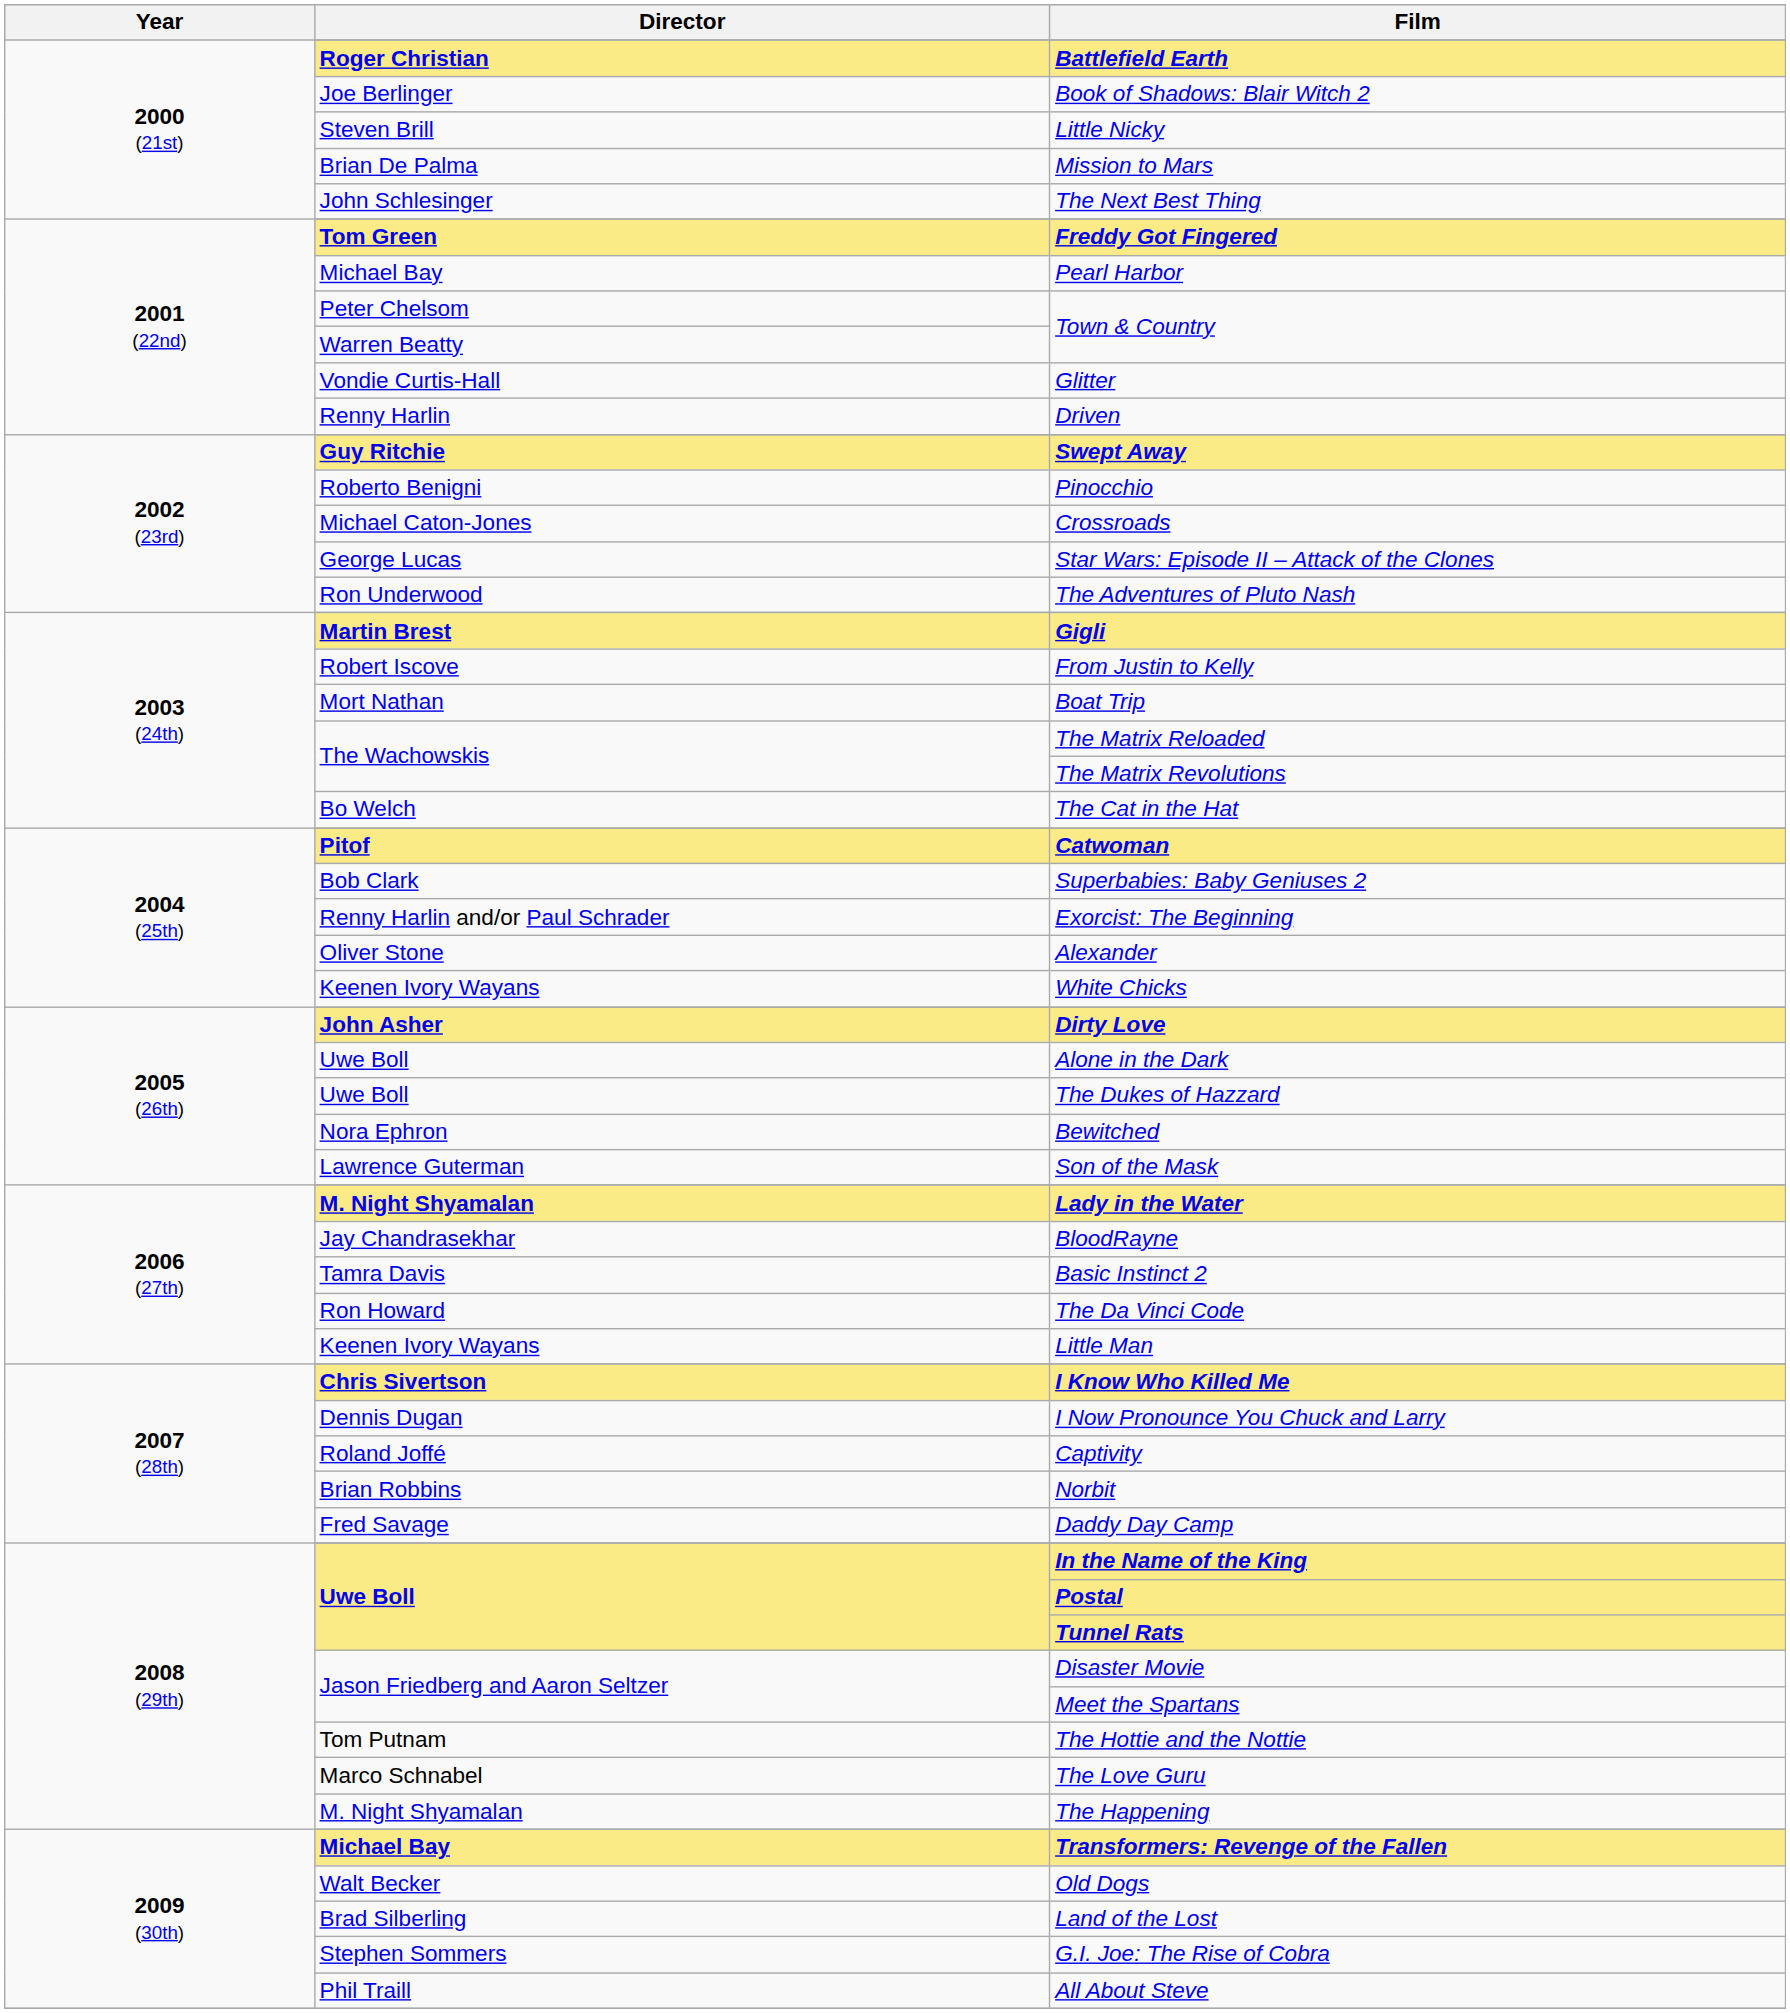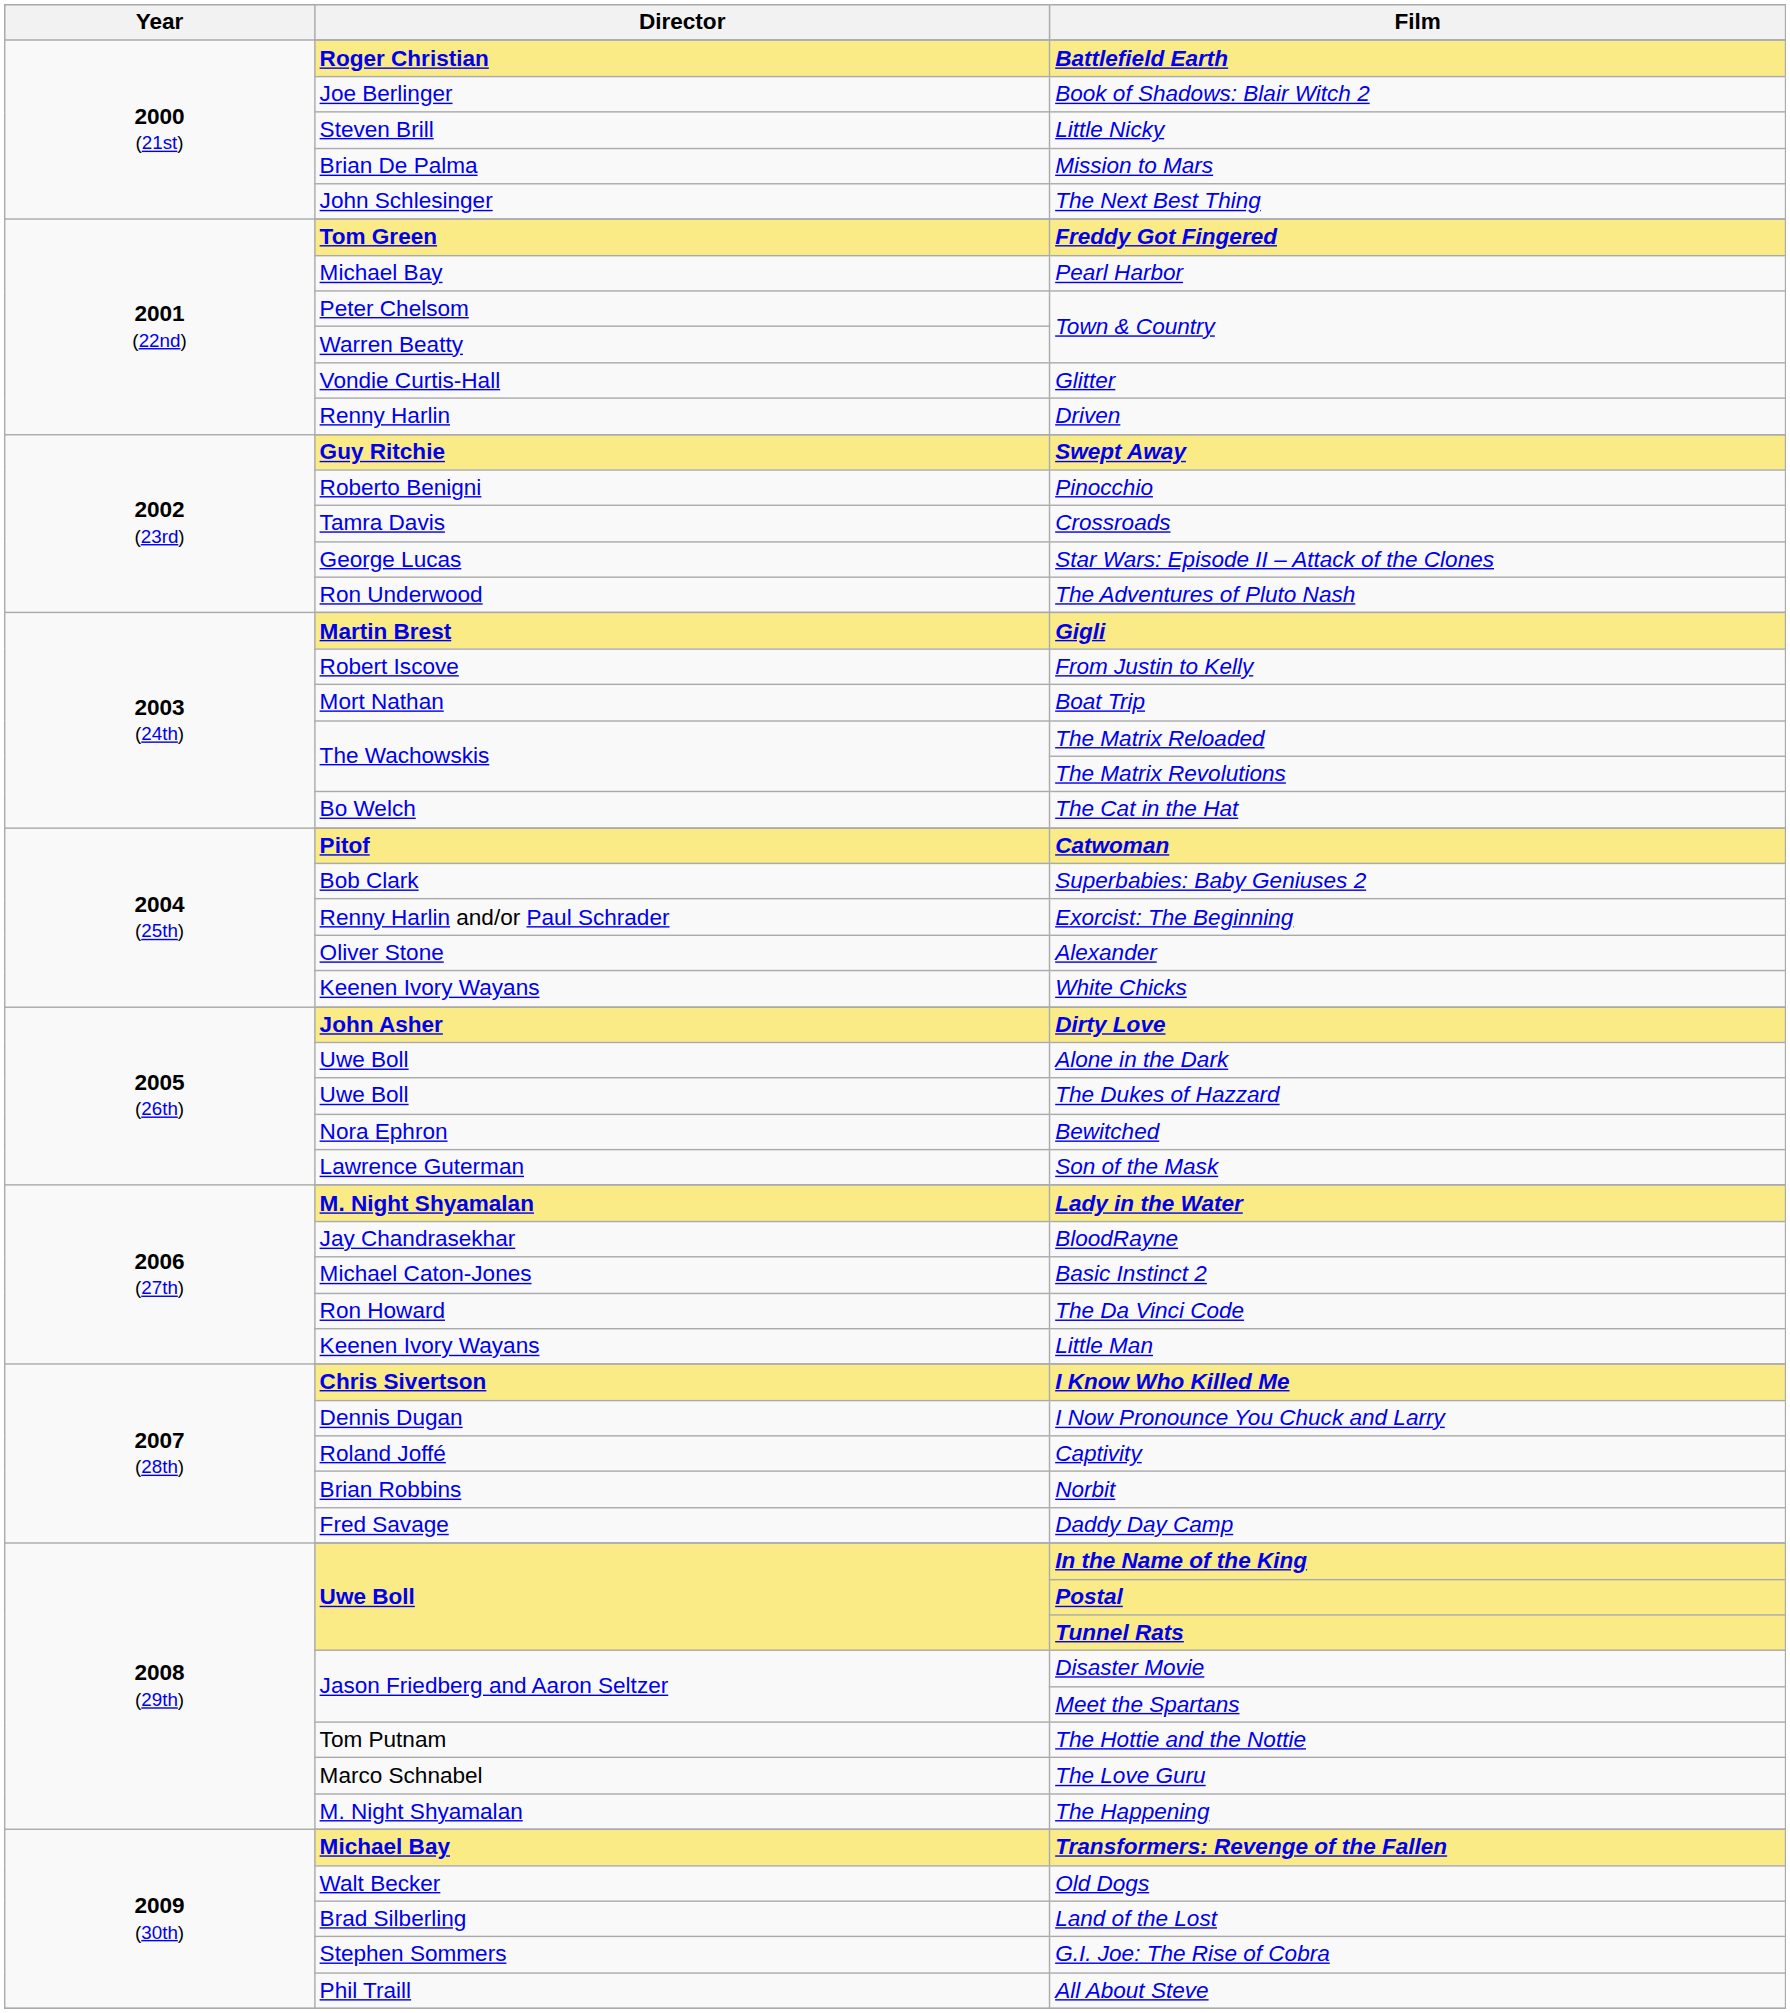(426, 523) Michael Caton-Jones -> (382, 523) Tamra Davis
(382, 1274) Tamra Davis -> (426, 1274) Michael Caton-Jones
